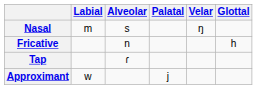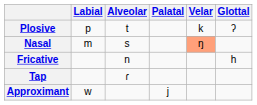+ row: (38, 28)
(201, 28) no background -> (201, 44) lightsalmon background
